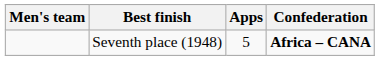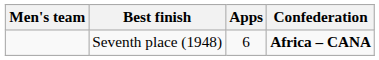(246, 42) 5 -> (246, 42) 6
